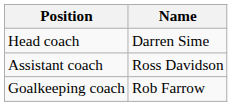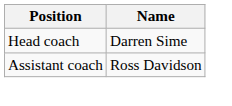- row: (66, 88)
